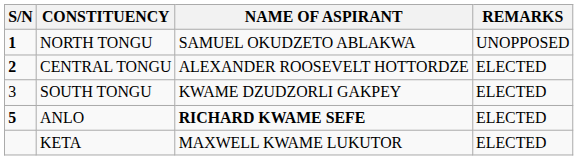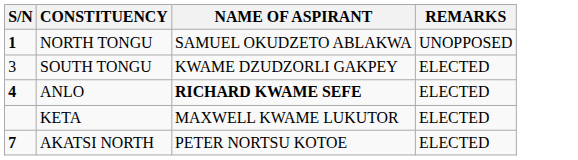- row: (106, 67)
(12, 117) 5 -> (12, 92) 4
+ row: (97, 142)
